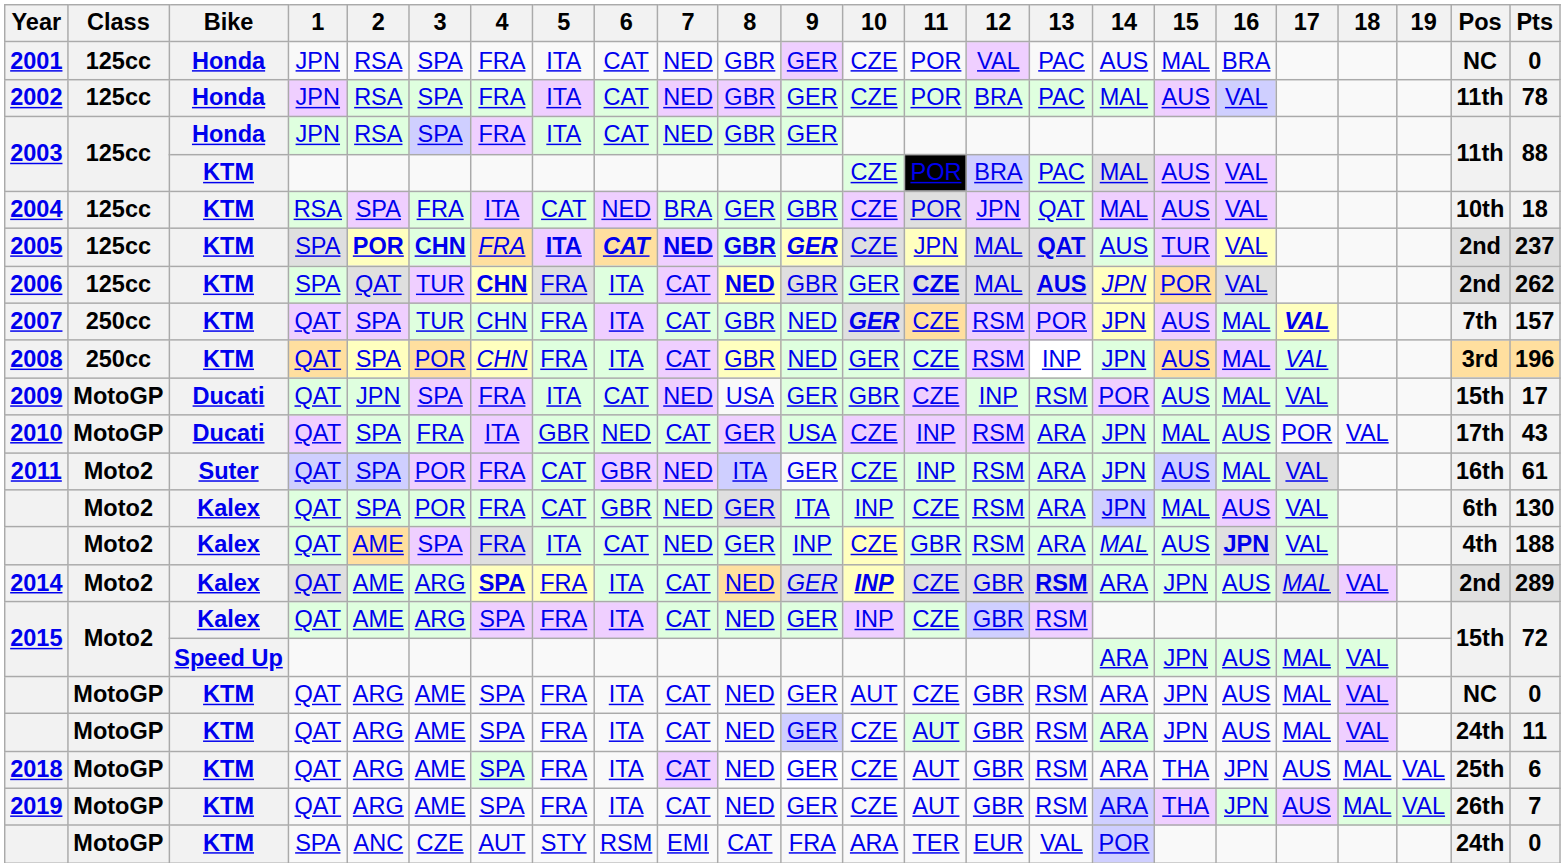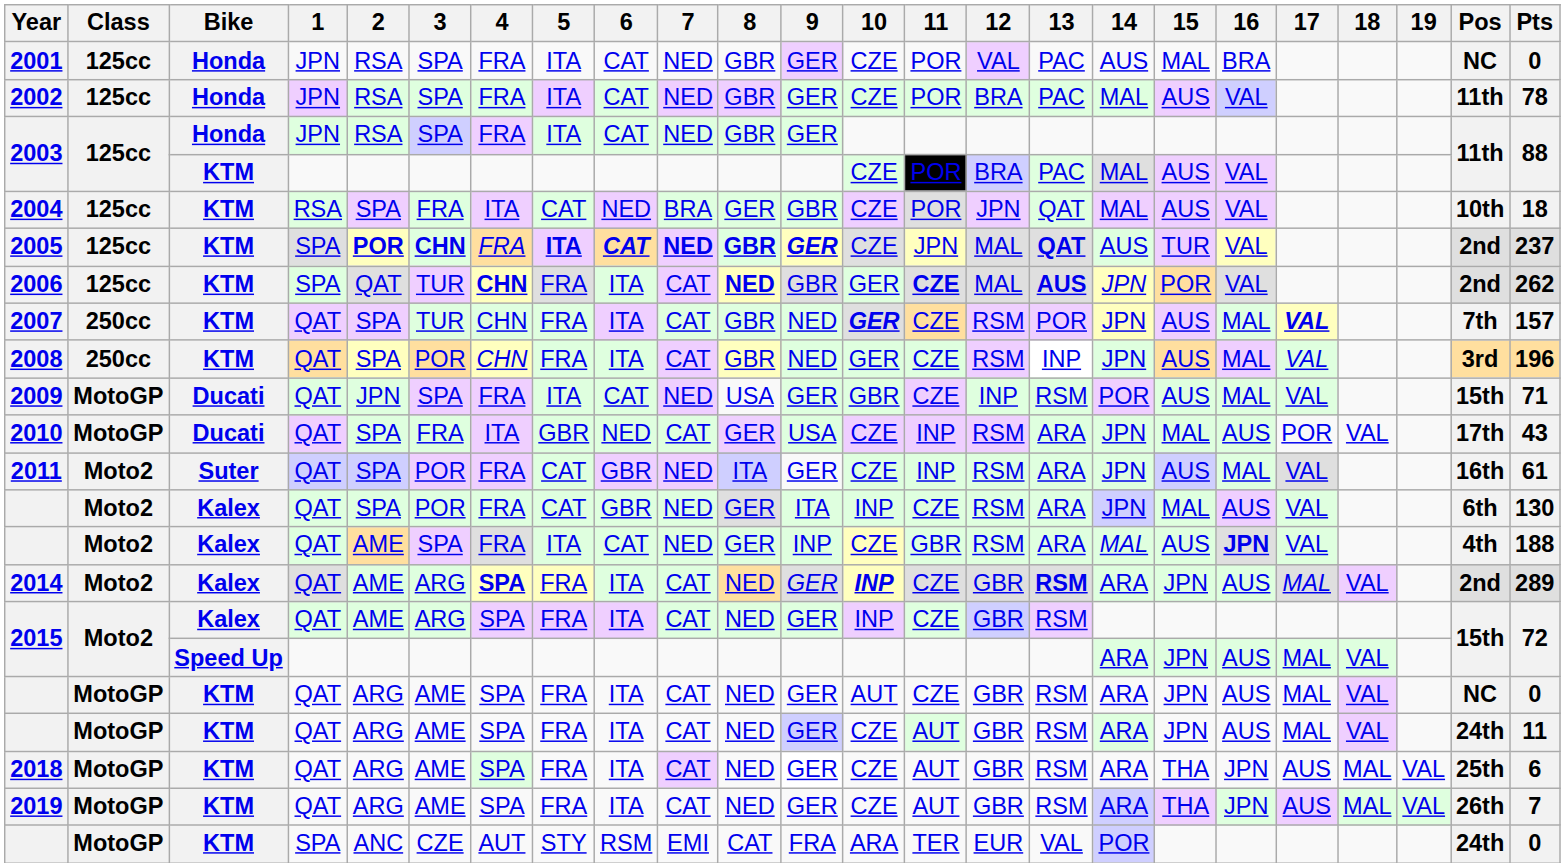(1535, 396) 17 -> (1535, 396) 71
